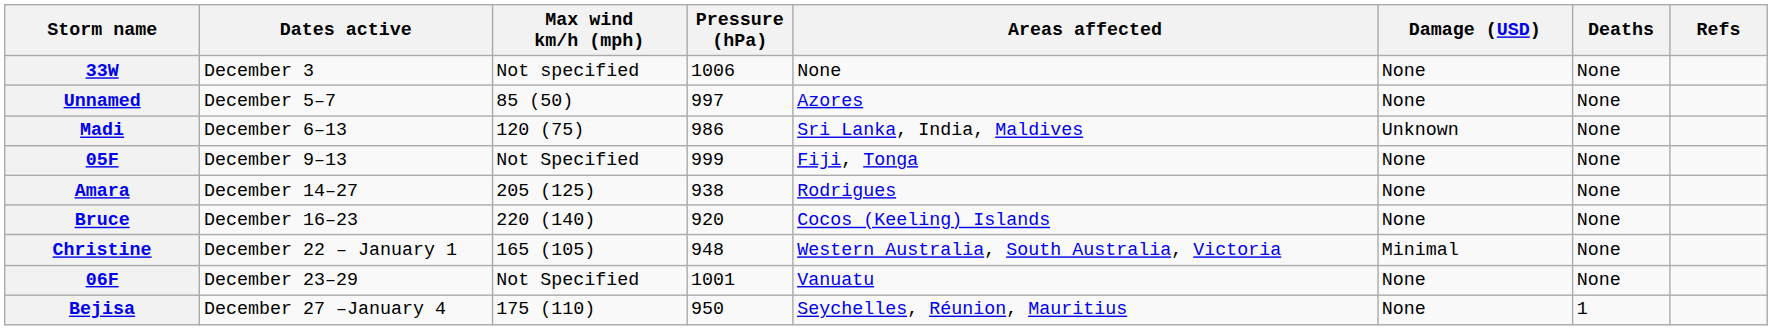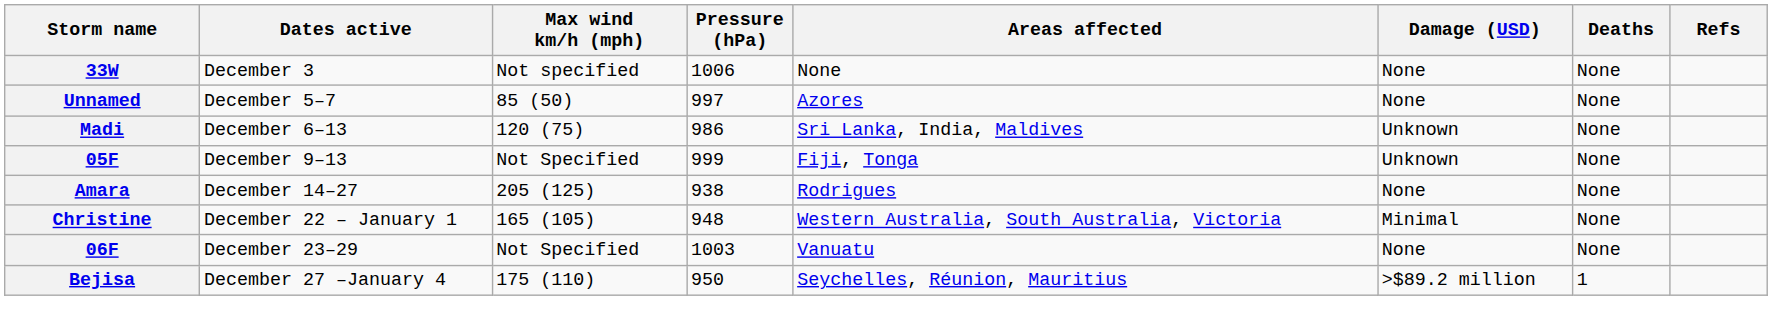(1404, 160) None -> (1420, 160) Unknown
- row: (102, 220)
(713, 280) 1001 -> (713, 250) 1003
(1404, 310) None -> (1459, 280) >$89.2 million
